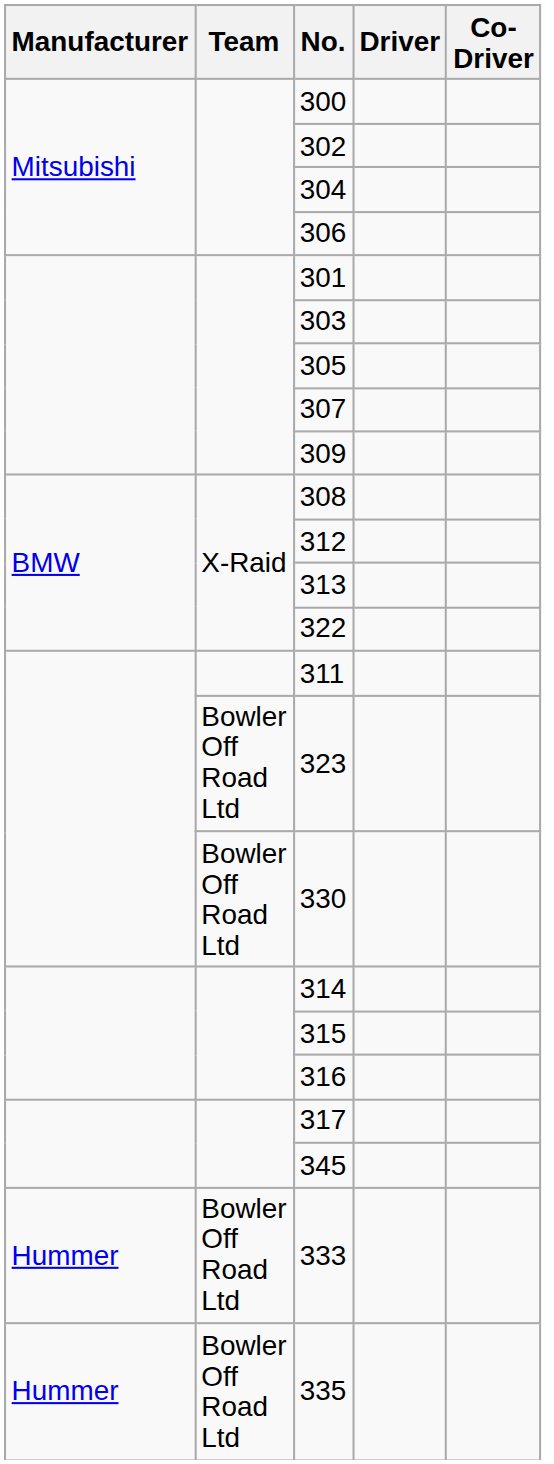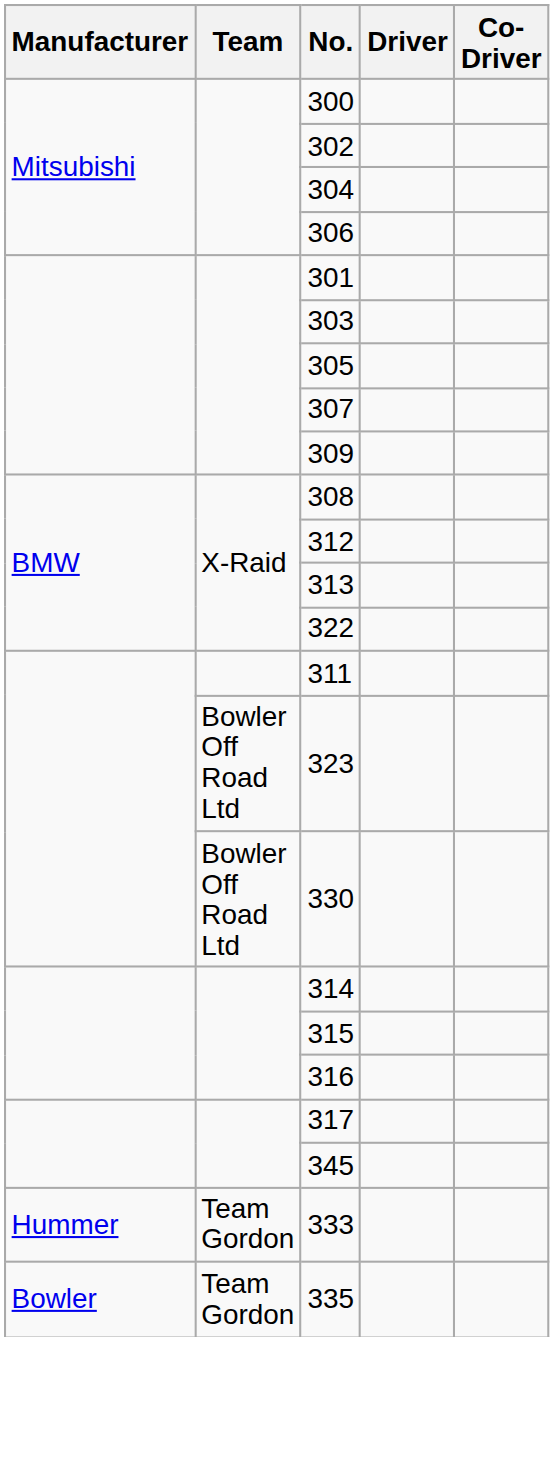(244, 1255) Bowler Off Road Ltd -> (248, 1224) Team Gordon
(65, 1391) Hummer -> (54, 1299) Bowler
(244, 1391) Bowler Off Road Ltd -> (248, 1299) Team Gordon
